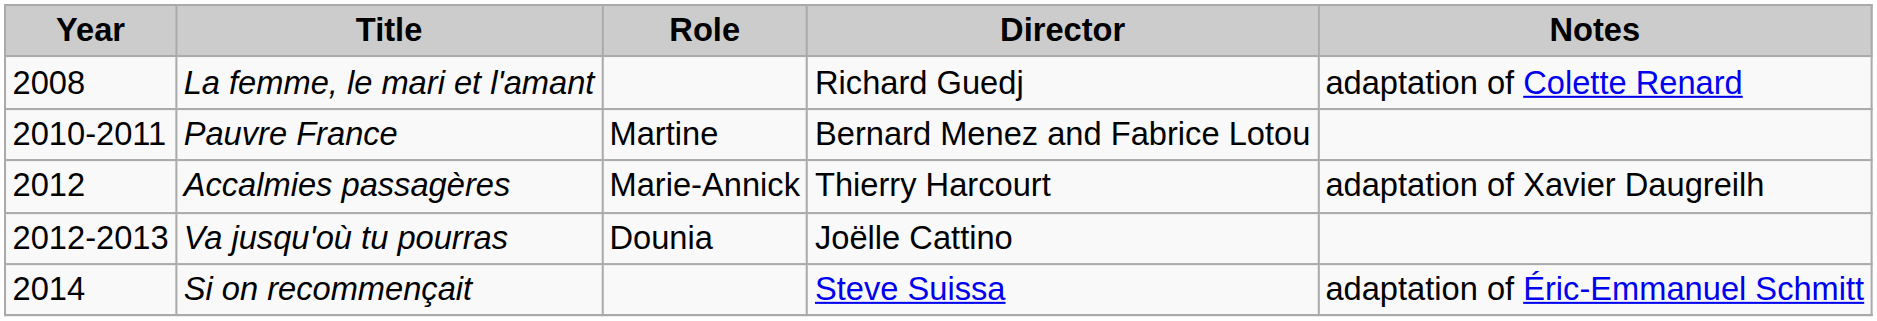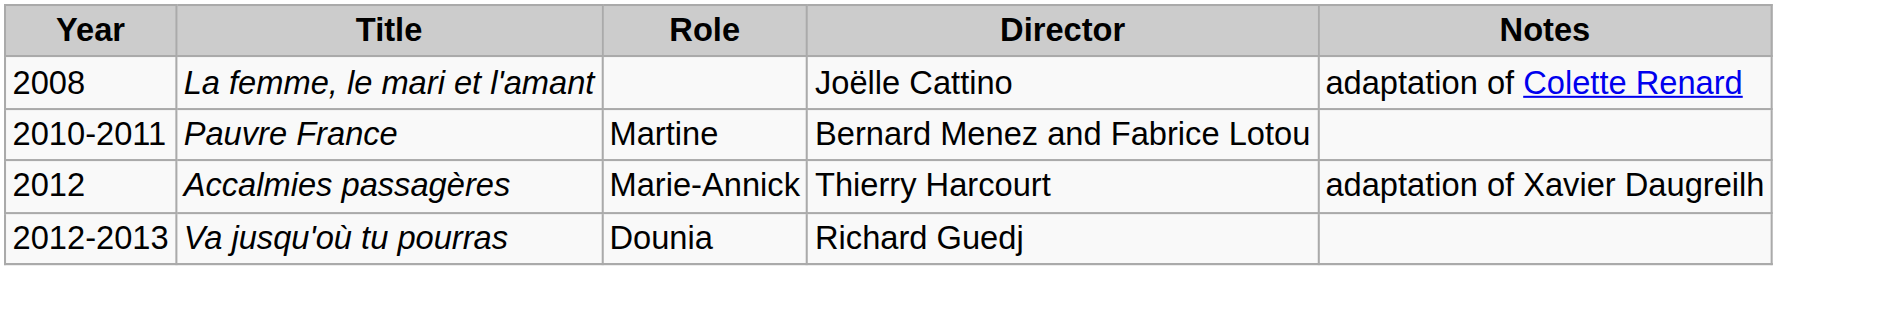(919, 82) Richard Guedj -> (914, 82) Joëlle Cattino
(914, 237) Joëlle Cattino -> (919, 237) Richard Guedj
- row: (328, 289)
